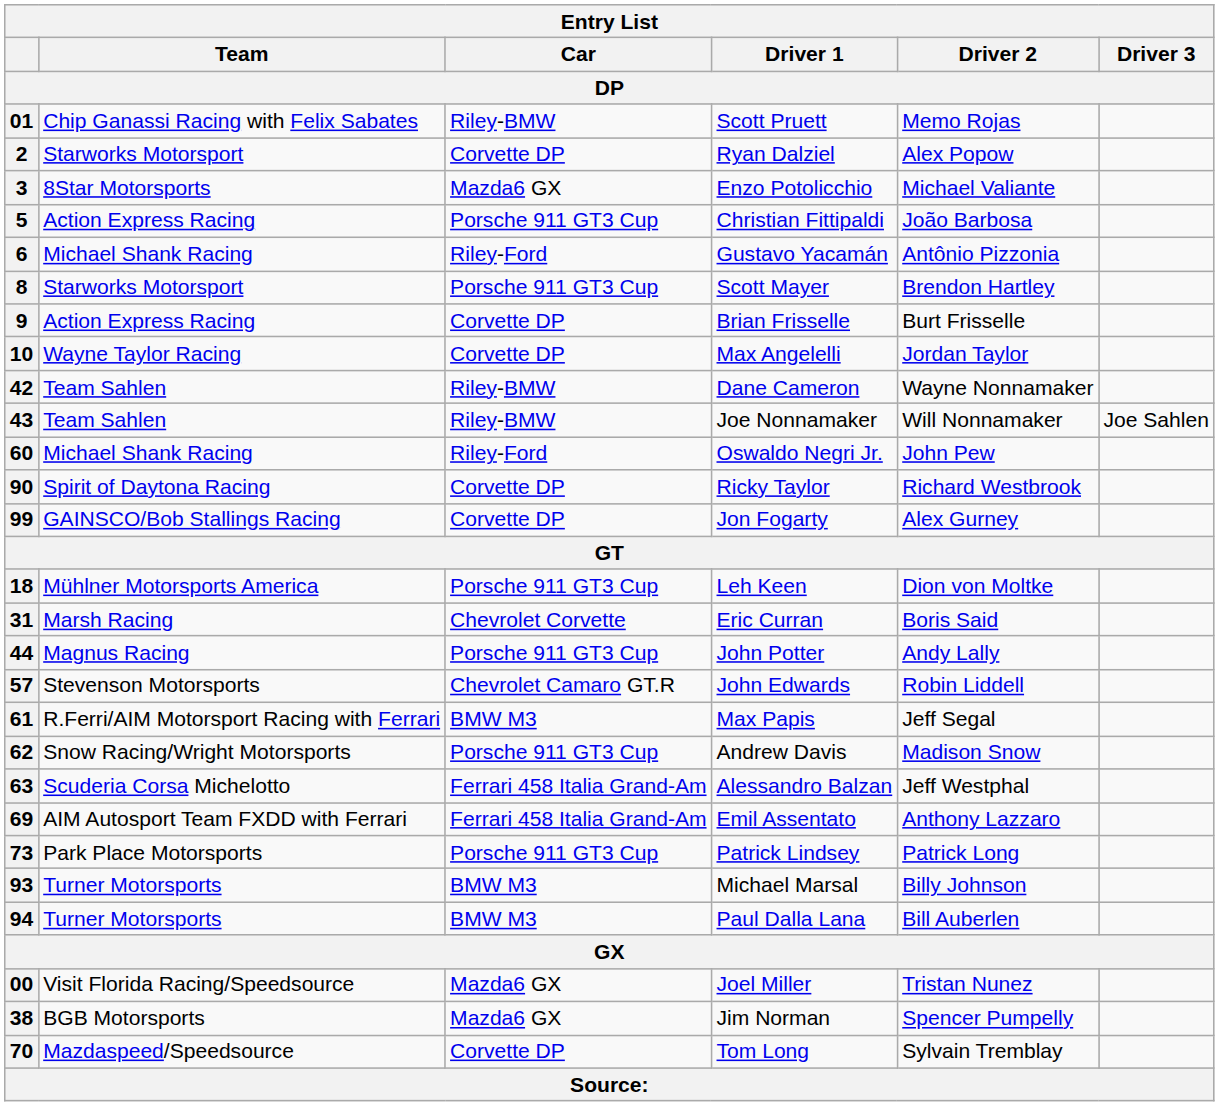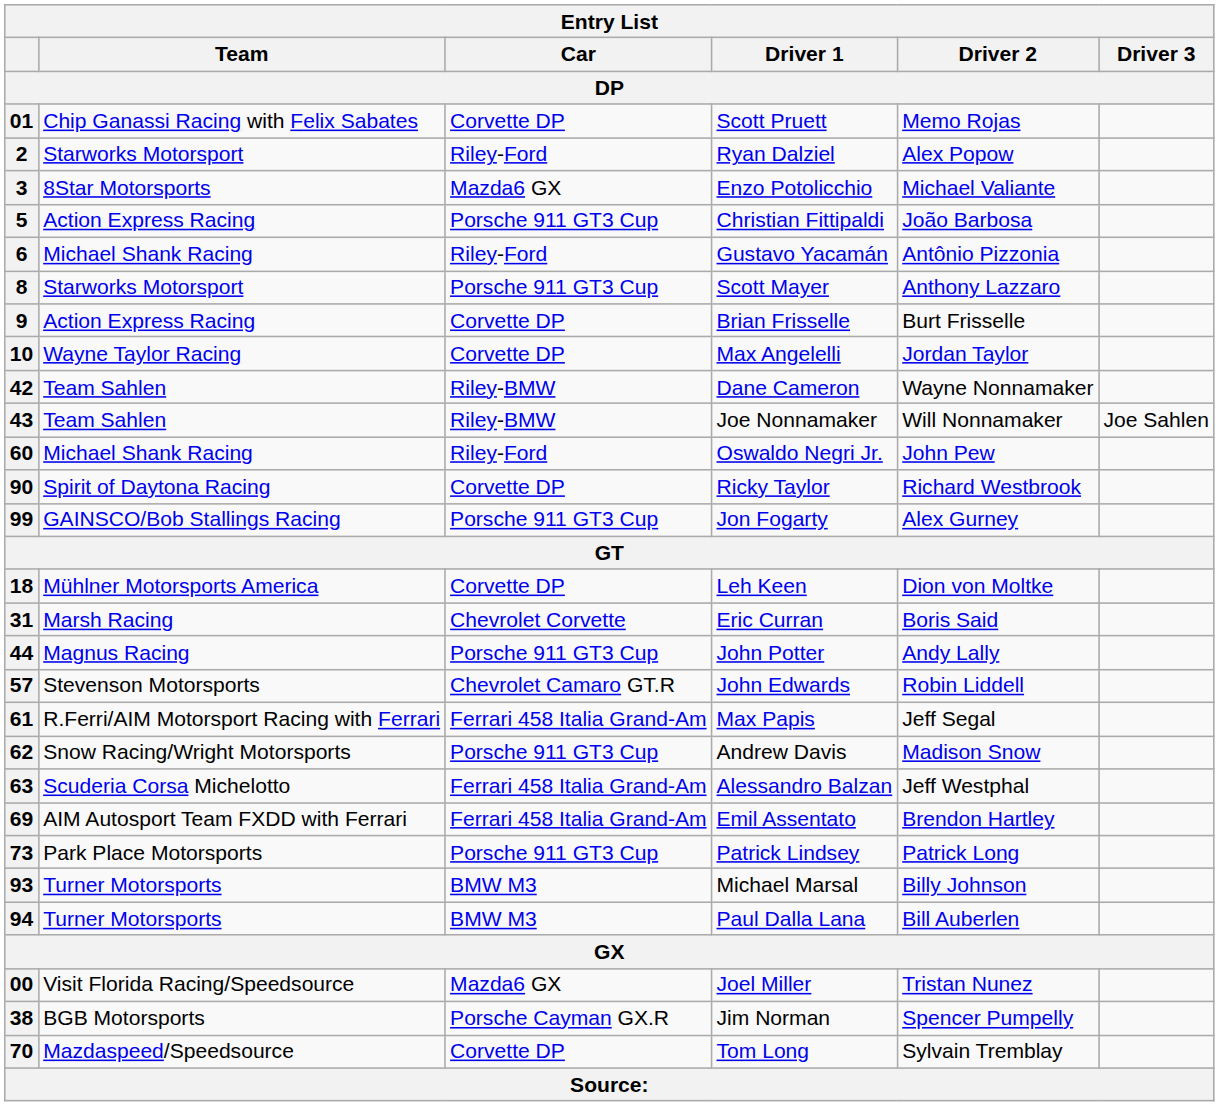(503, 121) Riley-BMW -> (507, 121) Corvette DP
(507, 154) Corvette DP -> (499, 154) Riley-Ford
(978, 287) Brendon Hartley -> (981, 287) Anthony Lazzaro
(507, 519) Corvette DP -> (554, 519) Porsche 911 GT3 Cup
(554, 586) Porsche 911 GT3 Cup -> (507, 586) Corvette DP
(493, 719) BMW M3 -> (578, 719) Ferrari 458 Italia Grand-Am
(981, 818) Anthony Lazzaro -> (978, 818) Brendon Hartley
(506, 1018) Mazda6 GX -> (560, 1018) Porsche Cayman GX.R
